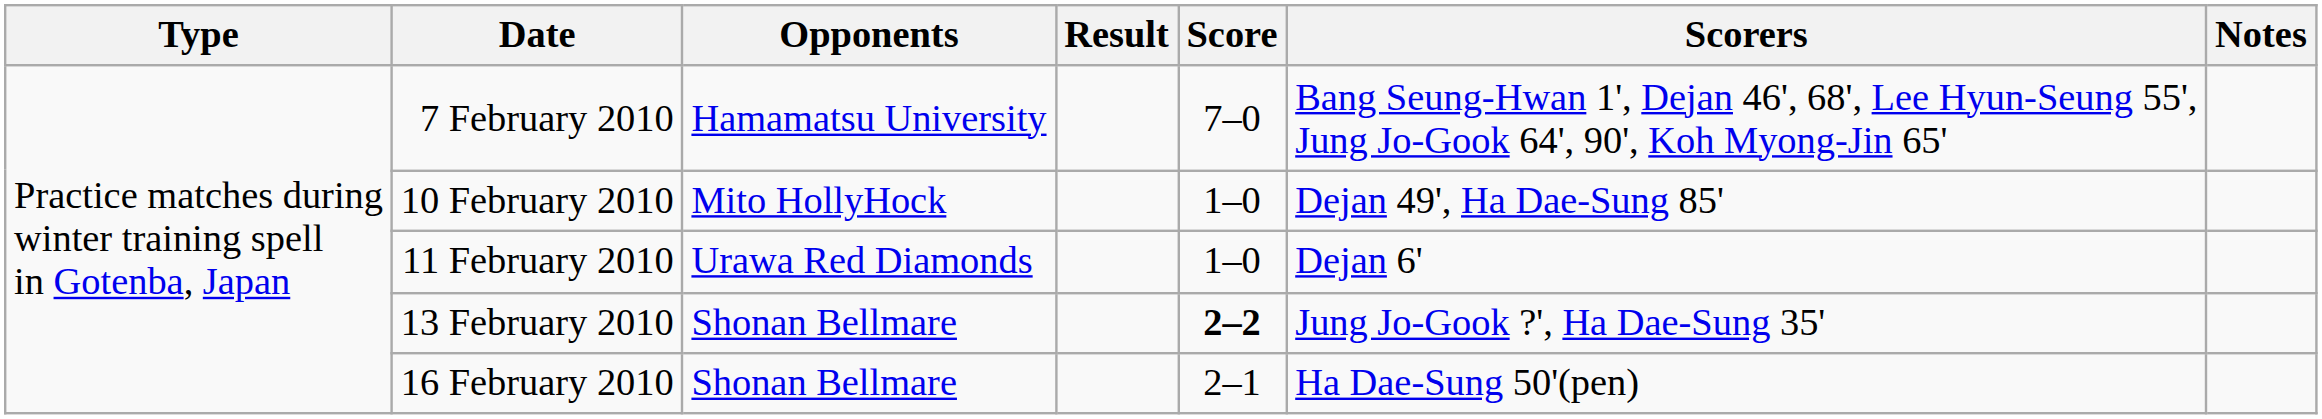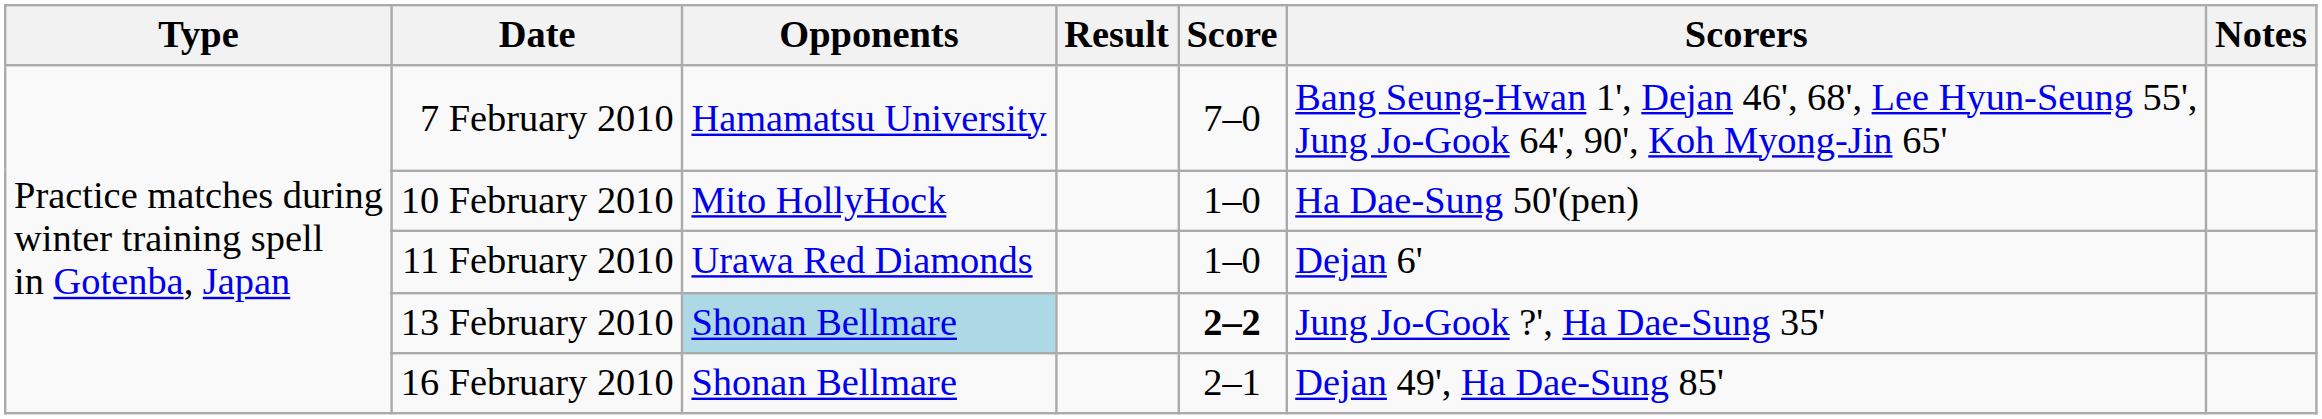(1510, 199) Dejan 49', Ha Dae-Sung 85' -> (1467, 199) Ha Dae-Sung 50'(pen)
(824, 321) no background -> (824, 321) lightblue background
(1467, 382) Ha Dae-Sung 50'(pen) -> (1510, 382) Dejan 49', Ha Dae-Sung 85'
